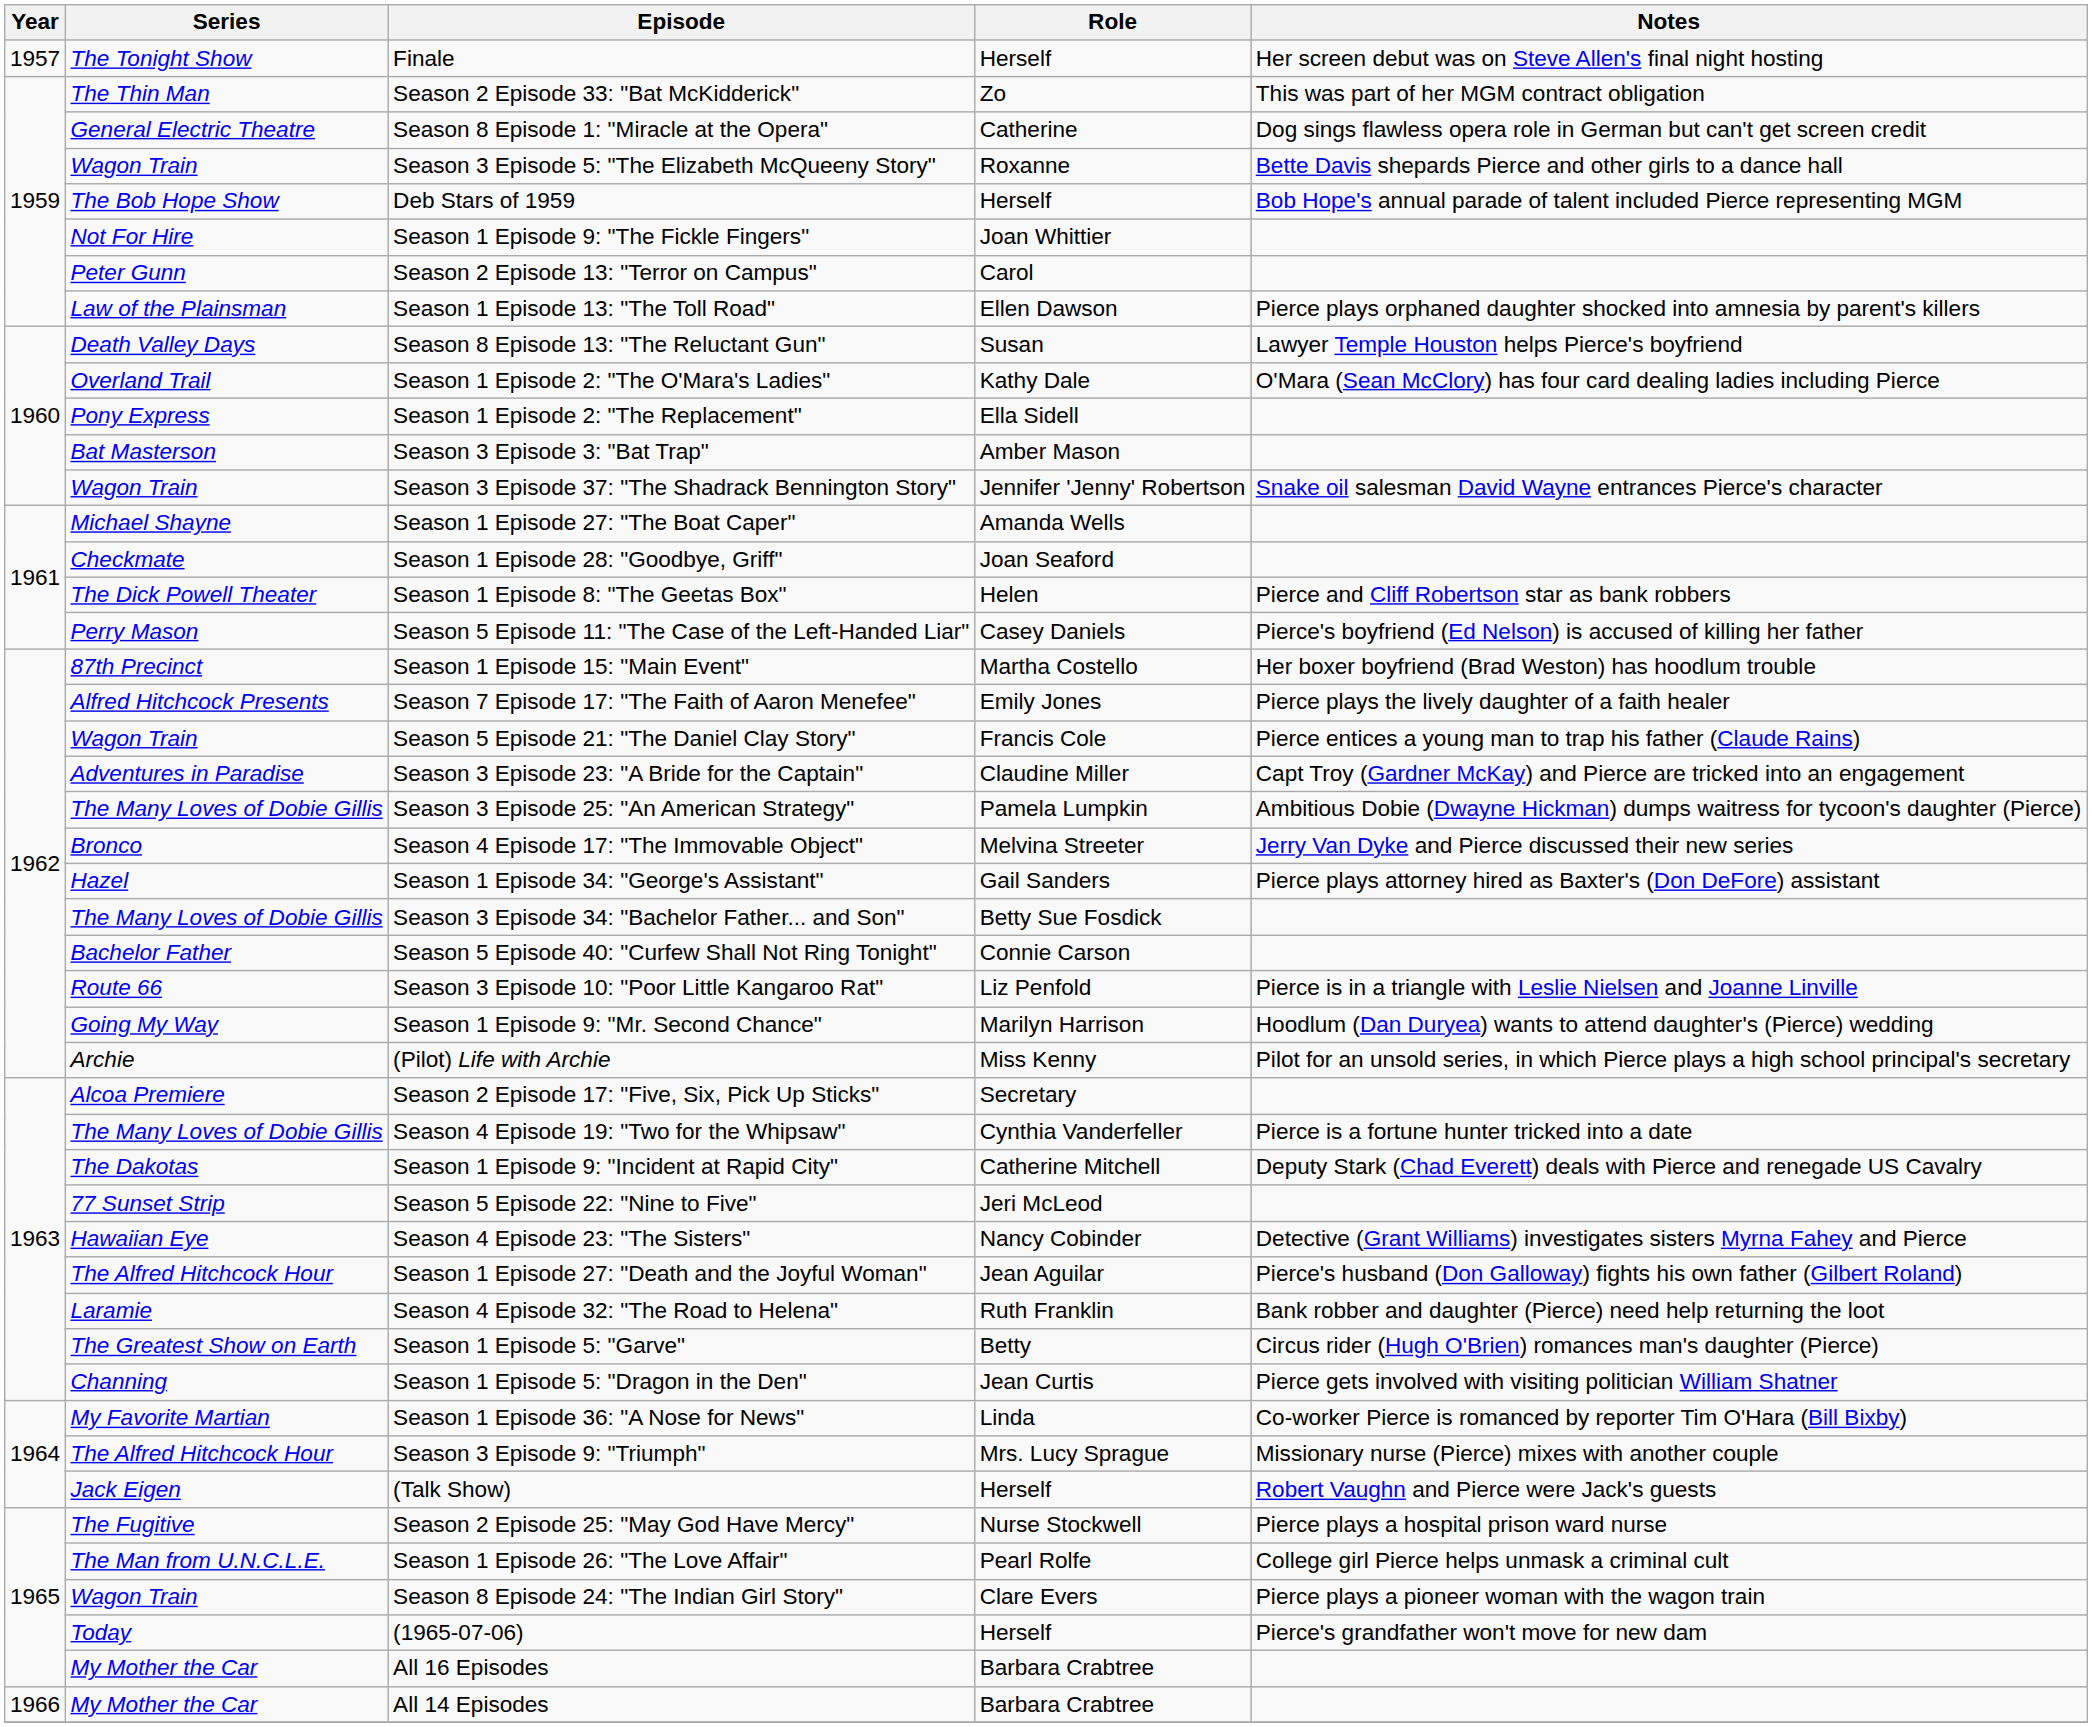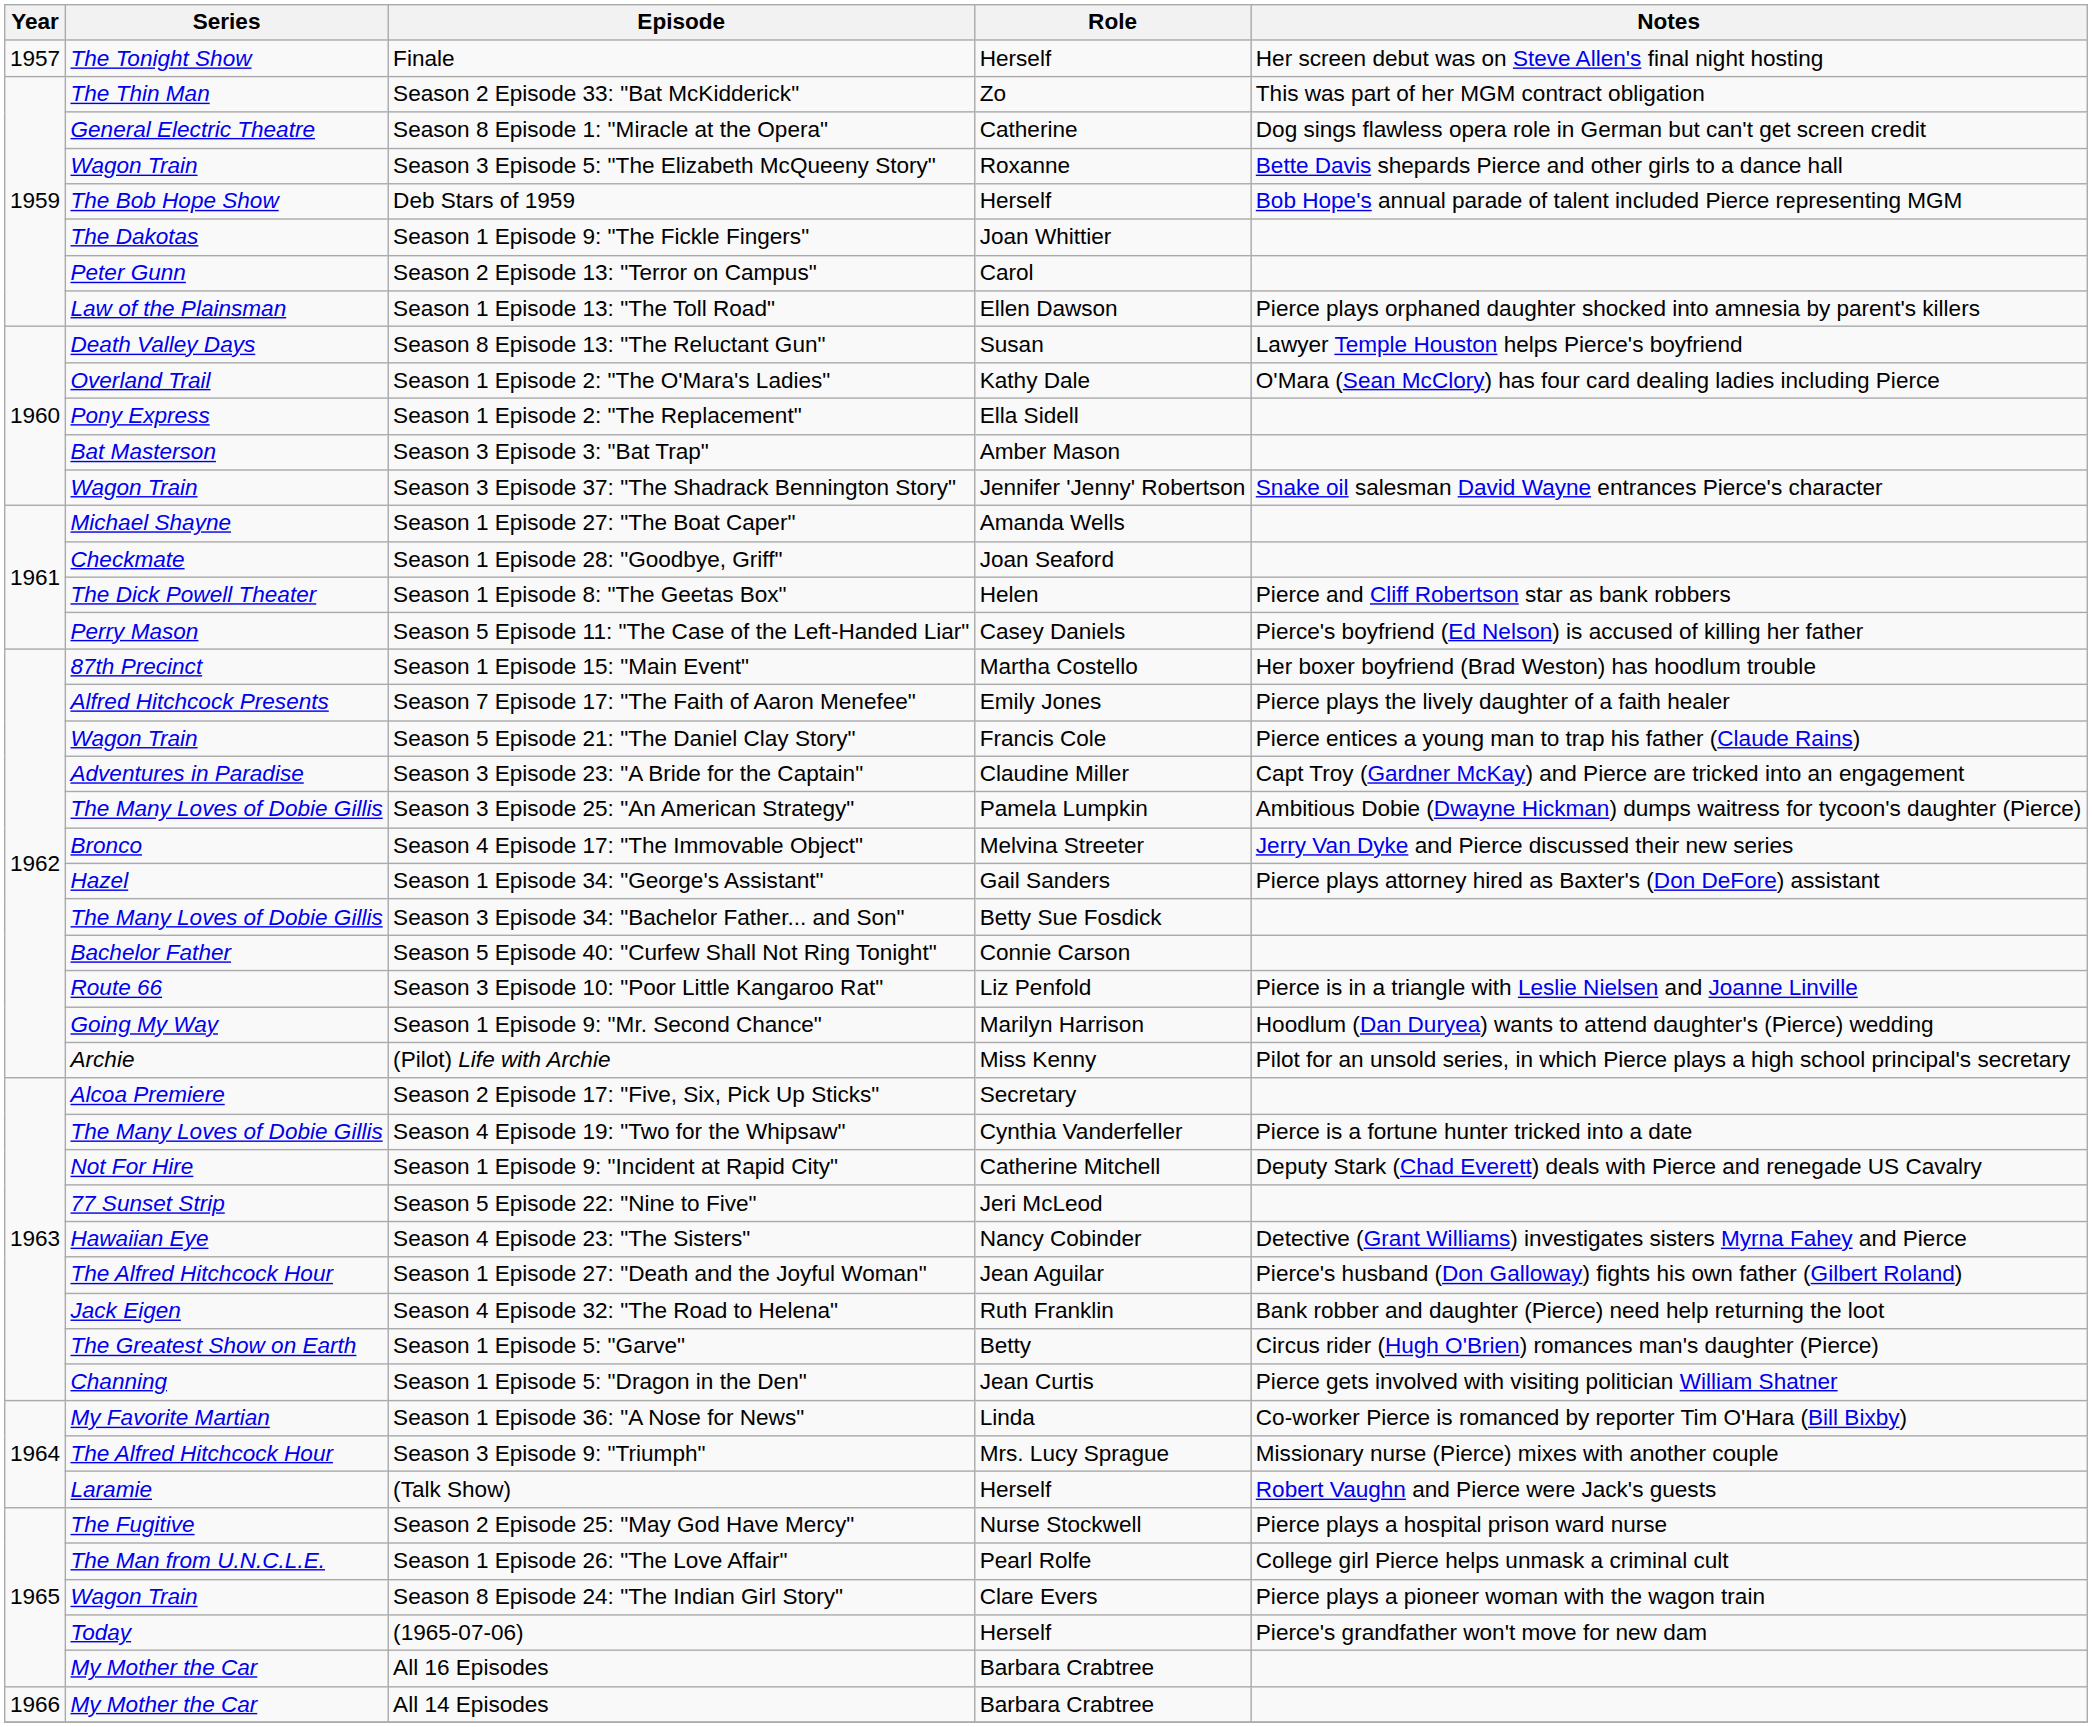(132, 237) Not For Hire -> (134, 237) The Dakotas
(134, 1167) The Dakotas -> (132, 1167) Not For Hire
(111, 1310) Laramie -> (126, 1310) Jack Eigen
(126, 1489) Jack Eigen -> (111, 1489) Laramie
